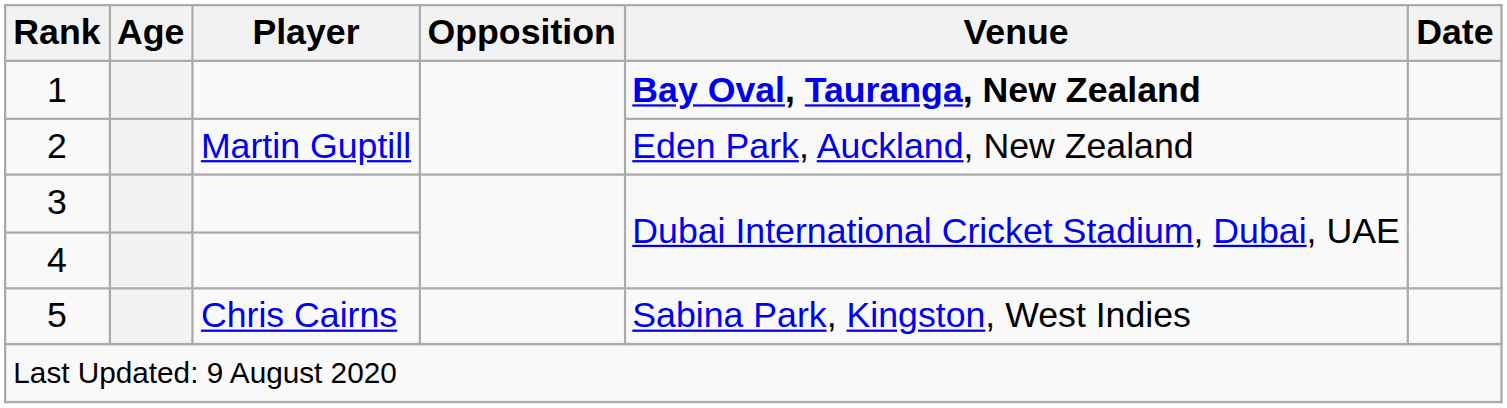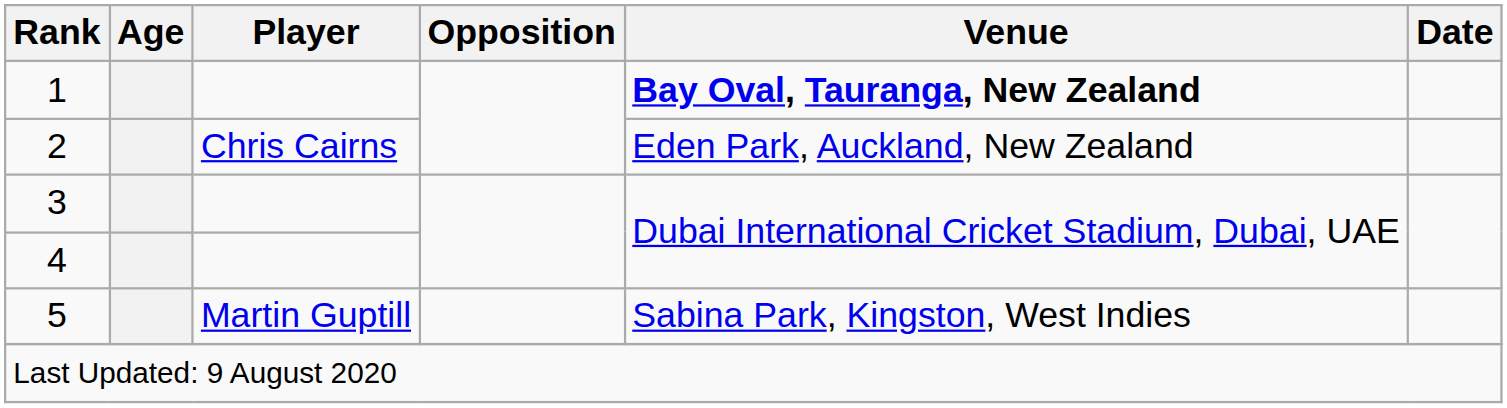(306, 145) Martin Guptill -> (299, 145) Chris Cairns
(299, 315) Chris Cairns -> (306, 315) Martin Guptill
